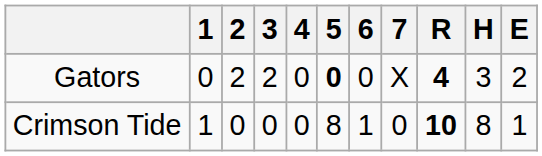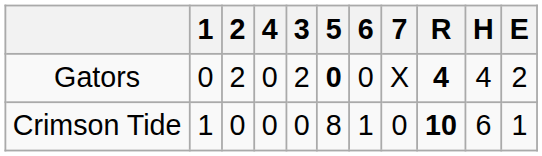columns swapped: (270, 29) <-> (302, 29)
(483, 77) 3 -> (483, 77) 4
(483, 125) 8 -> (483, 125) 6
